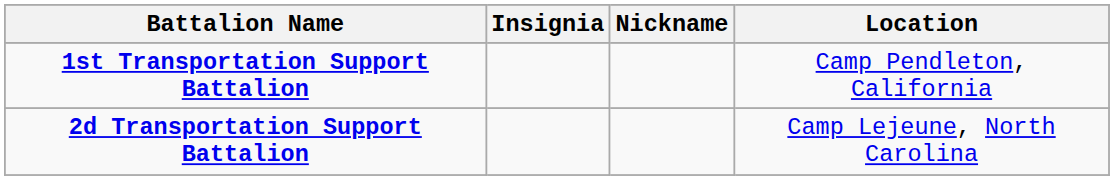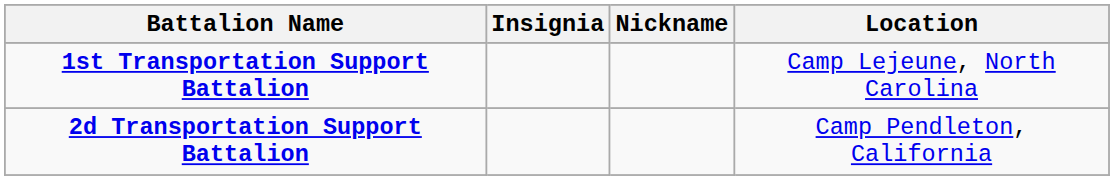(922, 76) Camp Pendleton, California -> (922, 76) Camp Lejeune, North Carolina
(922, 142) Camp Lejeune, North Carolina -> (922, 142) Camp Pendleton, California
